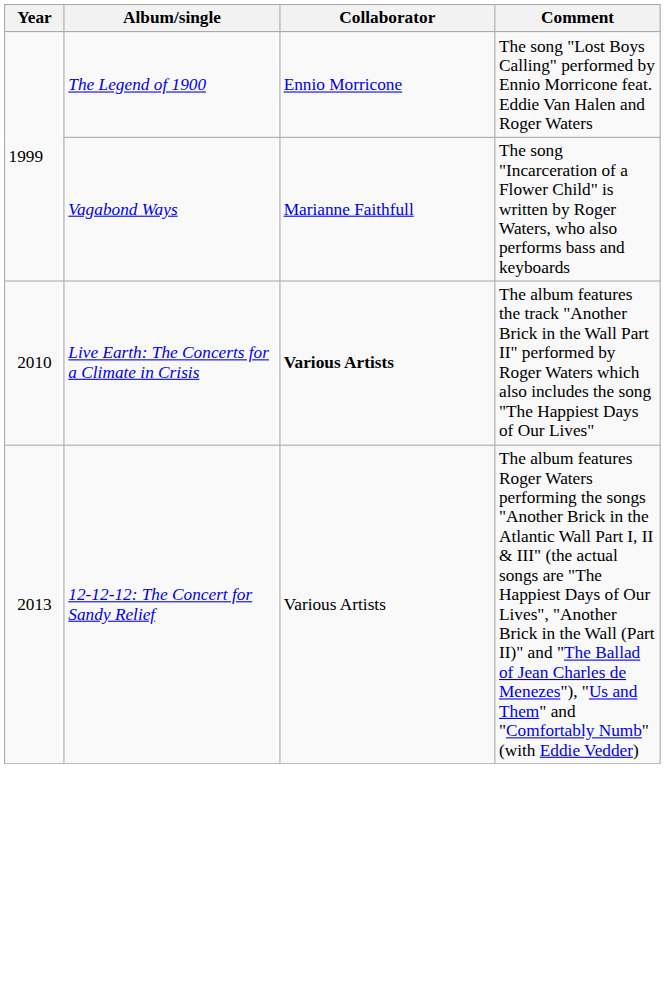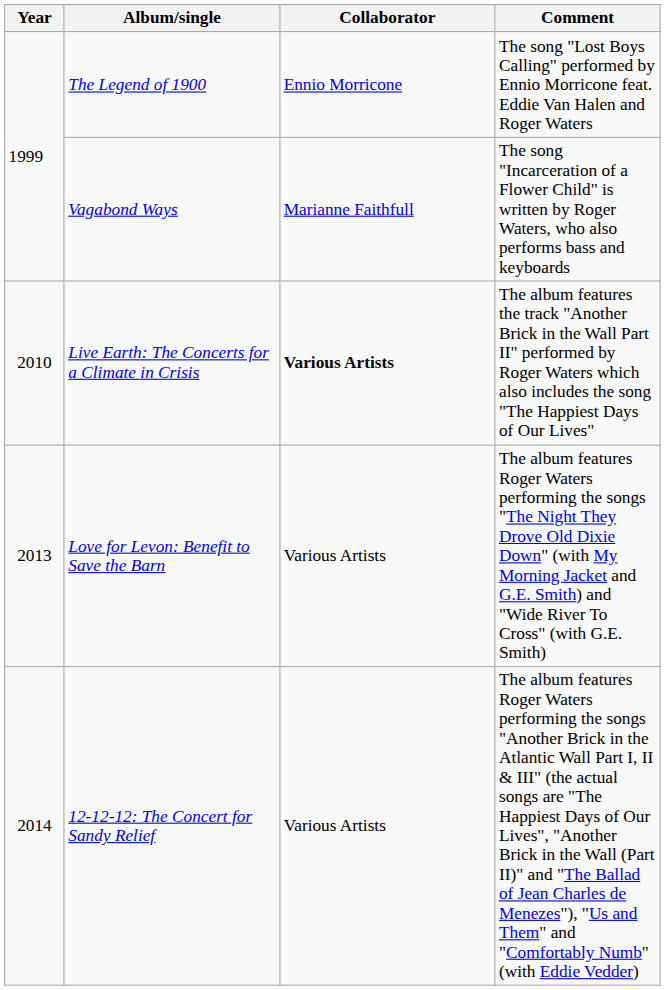+ row: (159, 555)
(34, 604) 2013 -> (34, 825) 2014
